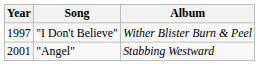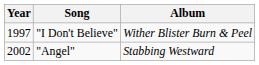(19, 51) 2001 -> (19, 51) 2002
